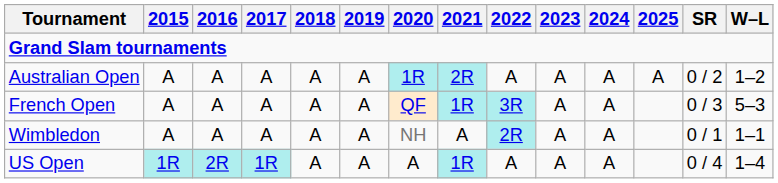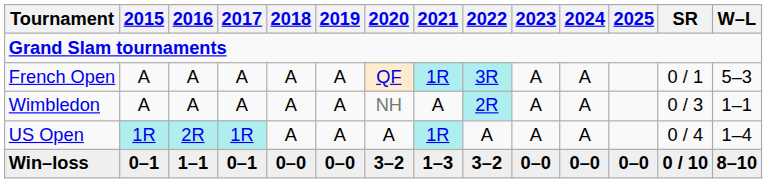- row: (74, 76)
(705, 105) 0 / 3 -> (685, 76) 0 / 1
(705, 134) 0 / 1 -> (685, 105) 0 / 3
+ row: (49, 163)
